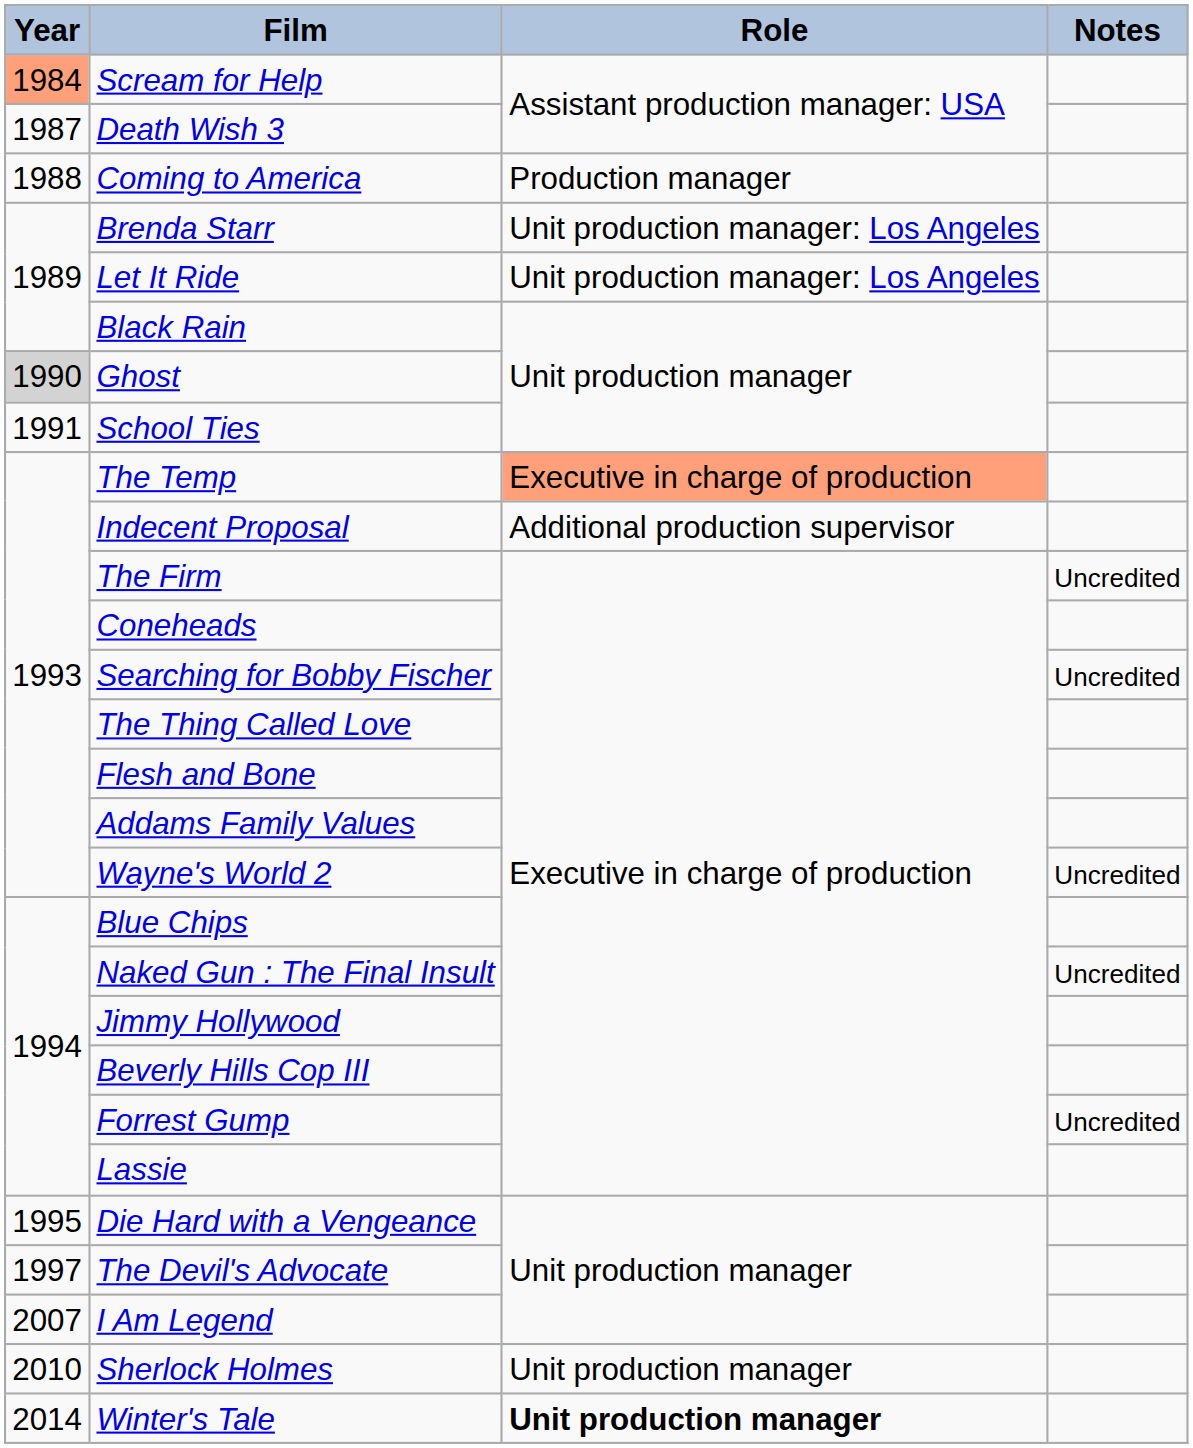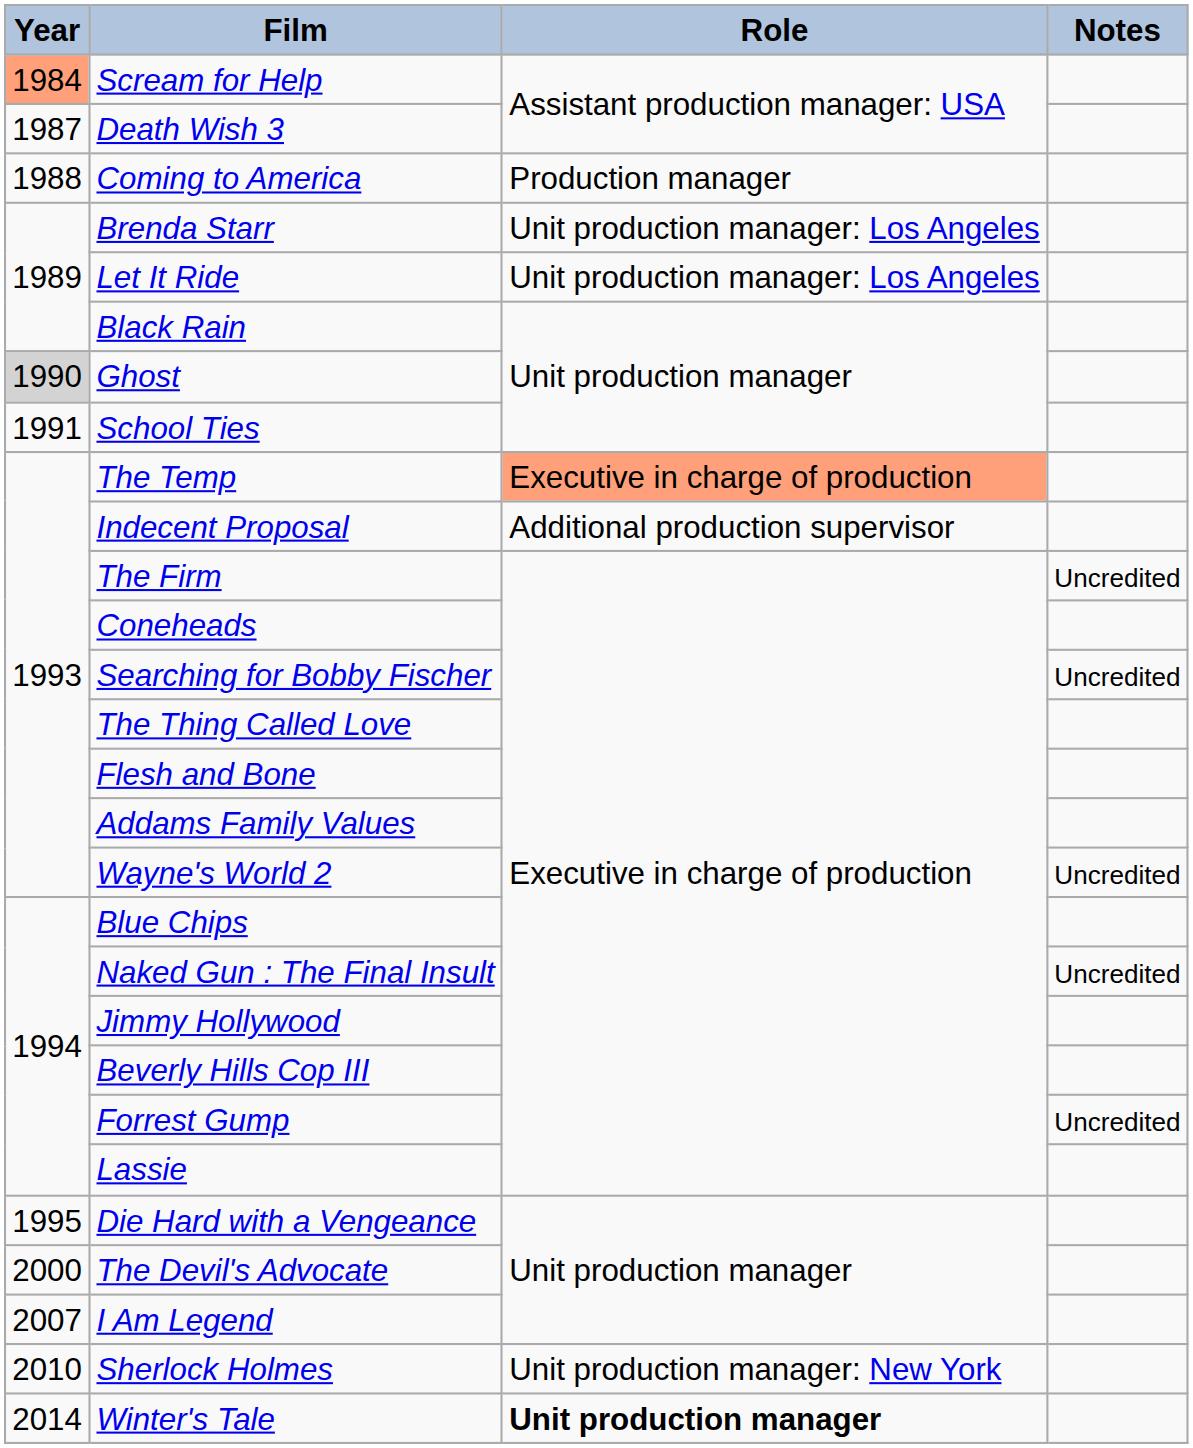(47, 1269) 1997 -> (47, 1269) 2000
(681, 1368) Unit production manager -> (755, 1368) Unit production manager: New York
